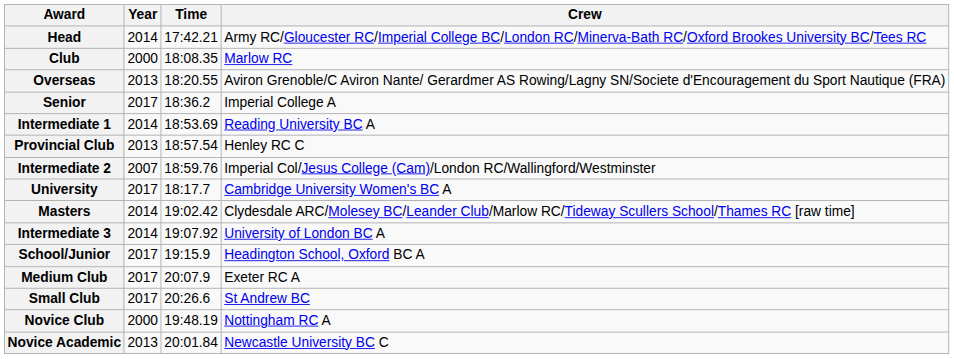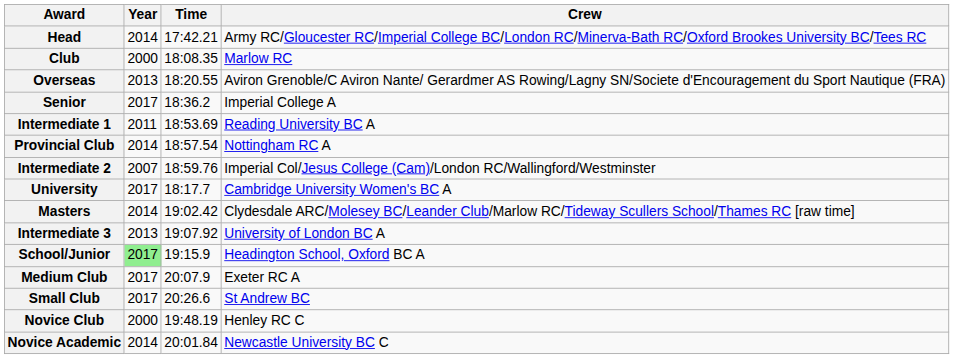(143, 124) 2014 -> (142, 124) 2011
(143, 146) 2013 -> (143, 146) 2014
(264, 146) Henley RC C -> (277, 146) Nottingham RC A
(143, 233) 2014 -> (143, 233) 2013
(143, 255) no background -> (143, 255) lightgreen background
(277, 320) Nottingham RC A -> (264, 320) Henley RC C
(143, 342) 2013 -> (143, 342) 2014
